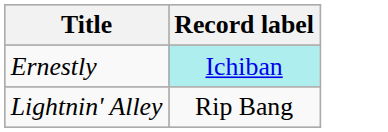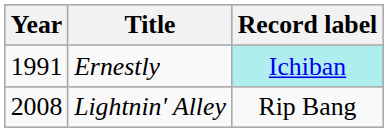+ column: (36, 24)
